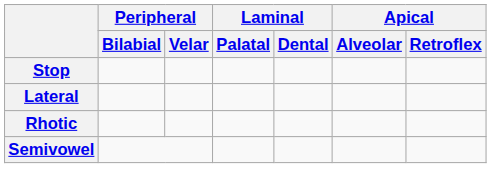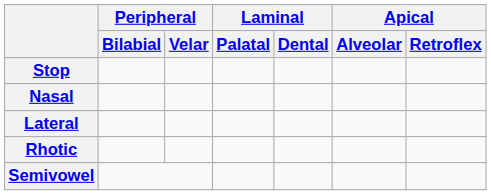+ row: (51, 96)
